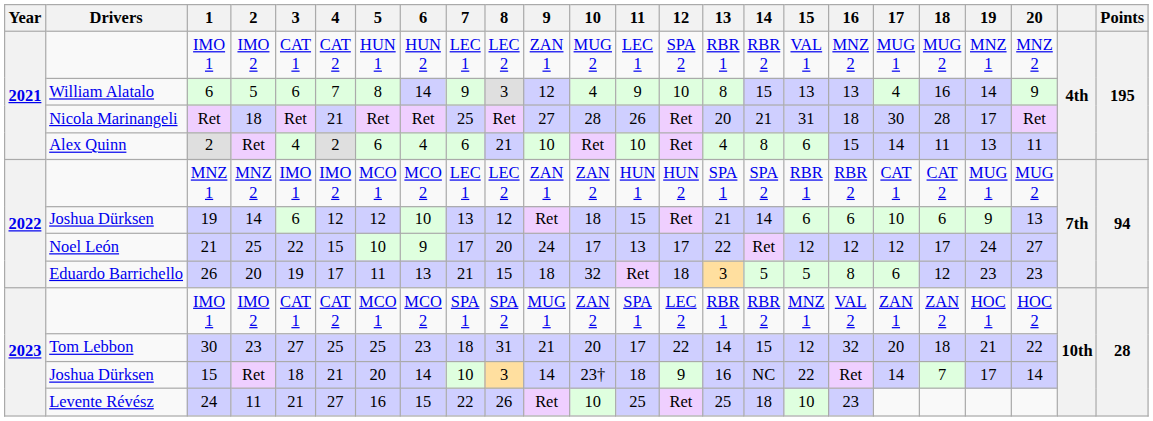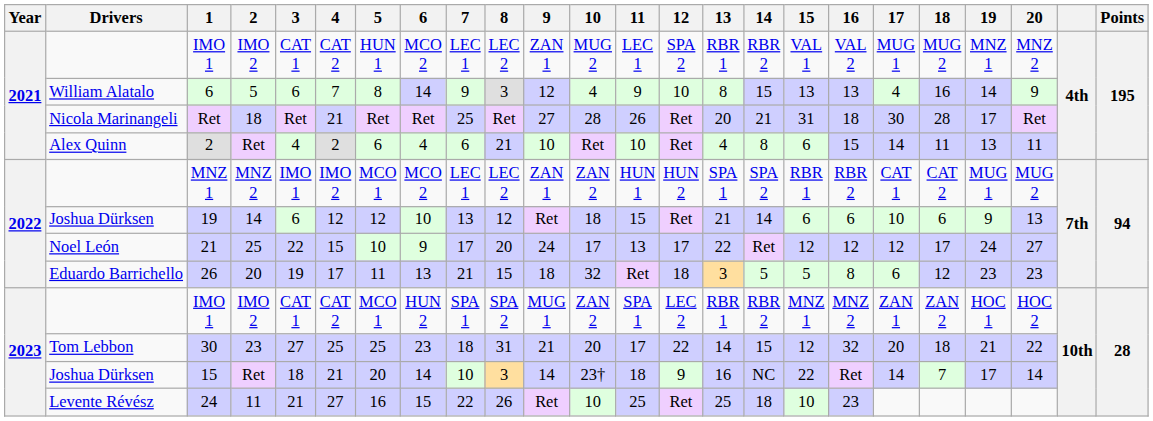(423, 54) HUN 2 -> (423, 54) MCO 2
(851, 54) MNZ 2 -> (851, 54) VAL 2
(423, 310) MCO 2 -> (423, 310) HUN 2
(851, 310) VAL 2 -> (851, 310) MNZ 2
